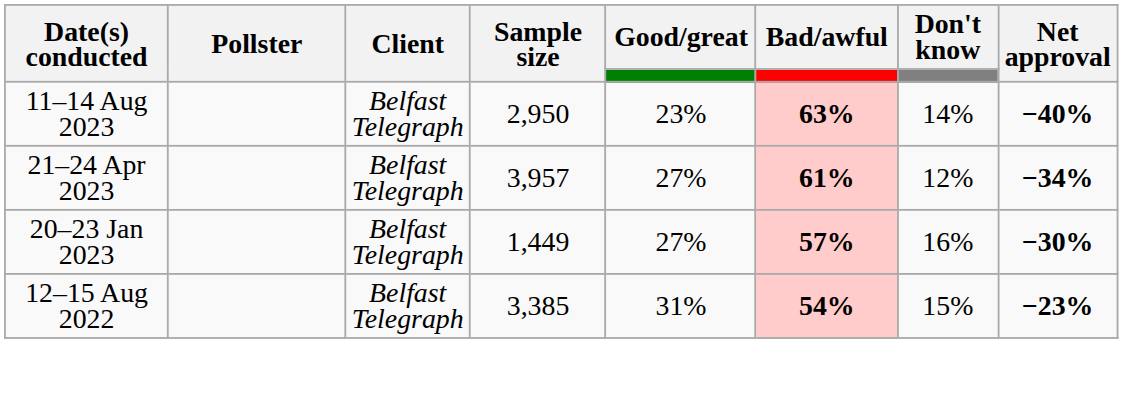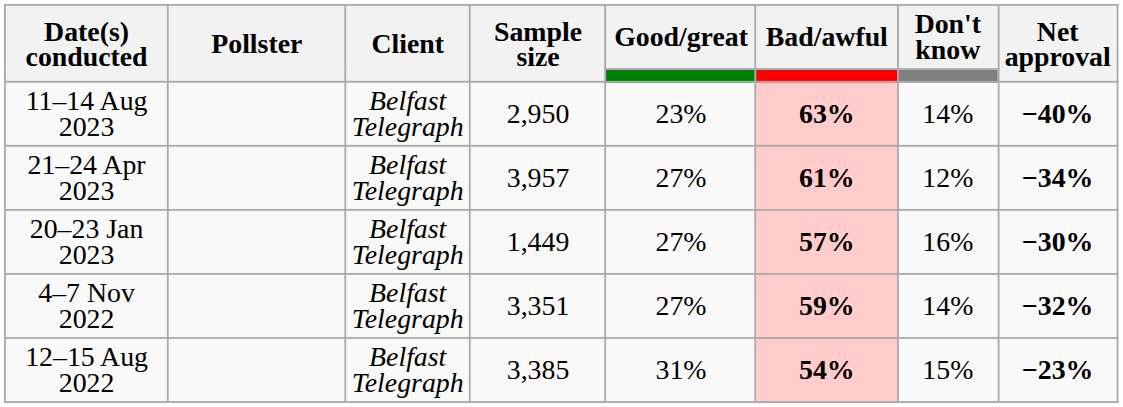+ row: (87, 306)
